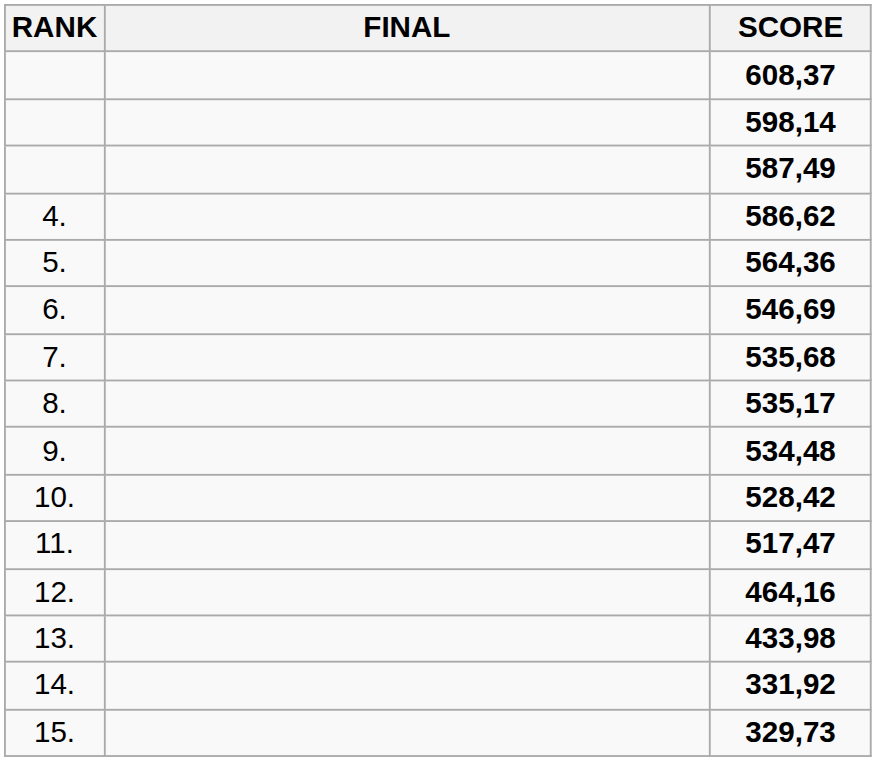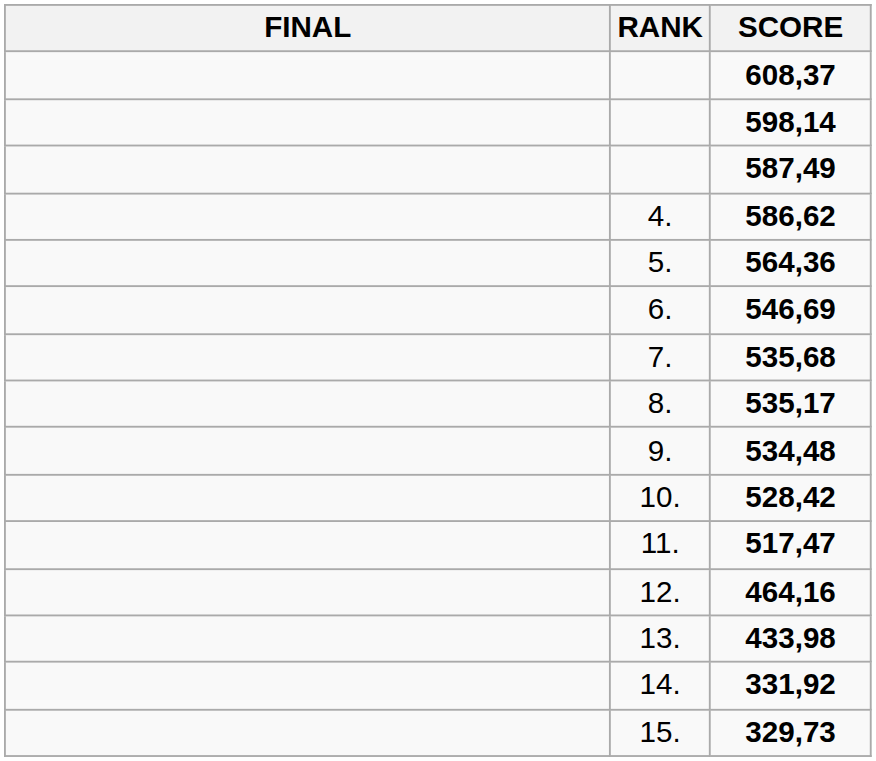columns swapped: (54, 27) <-> (407, 27)
